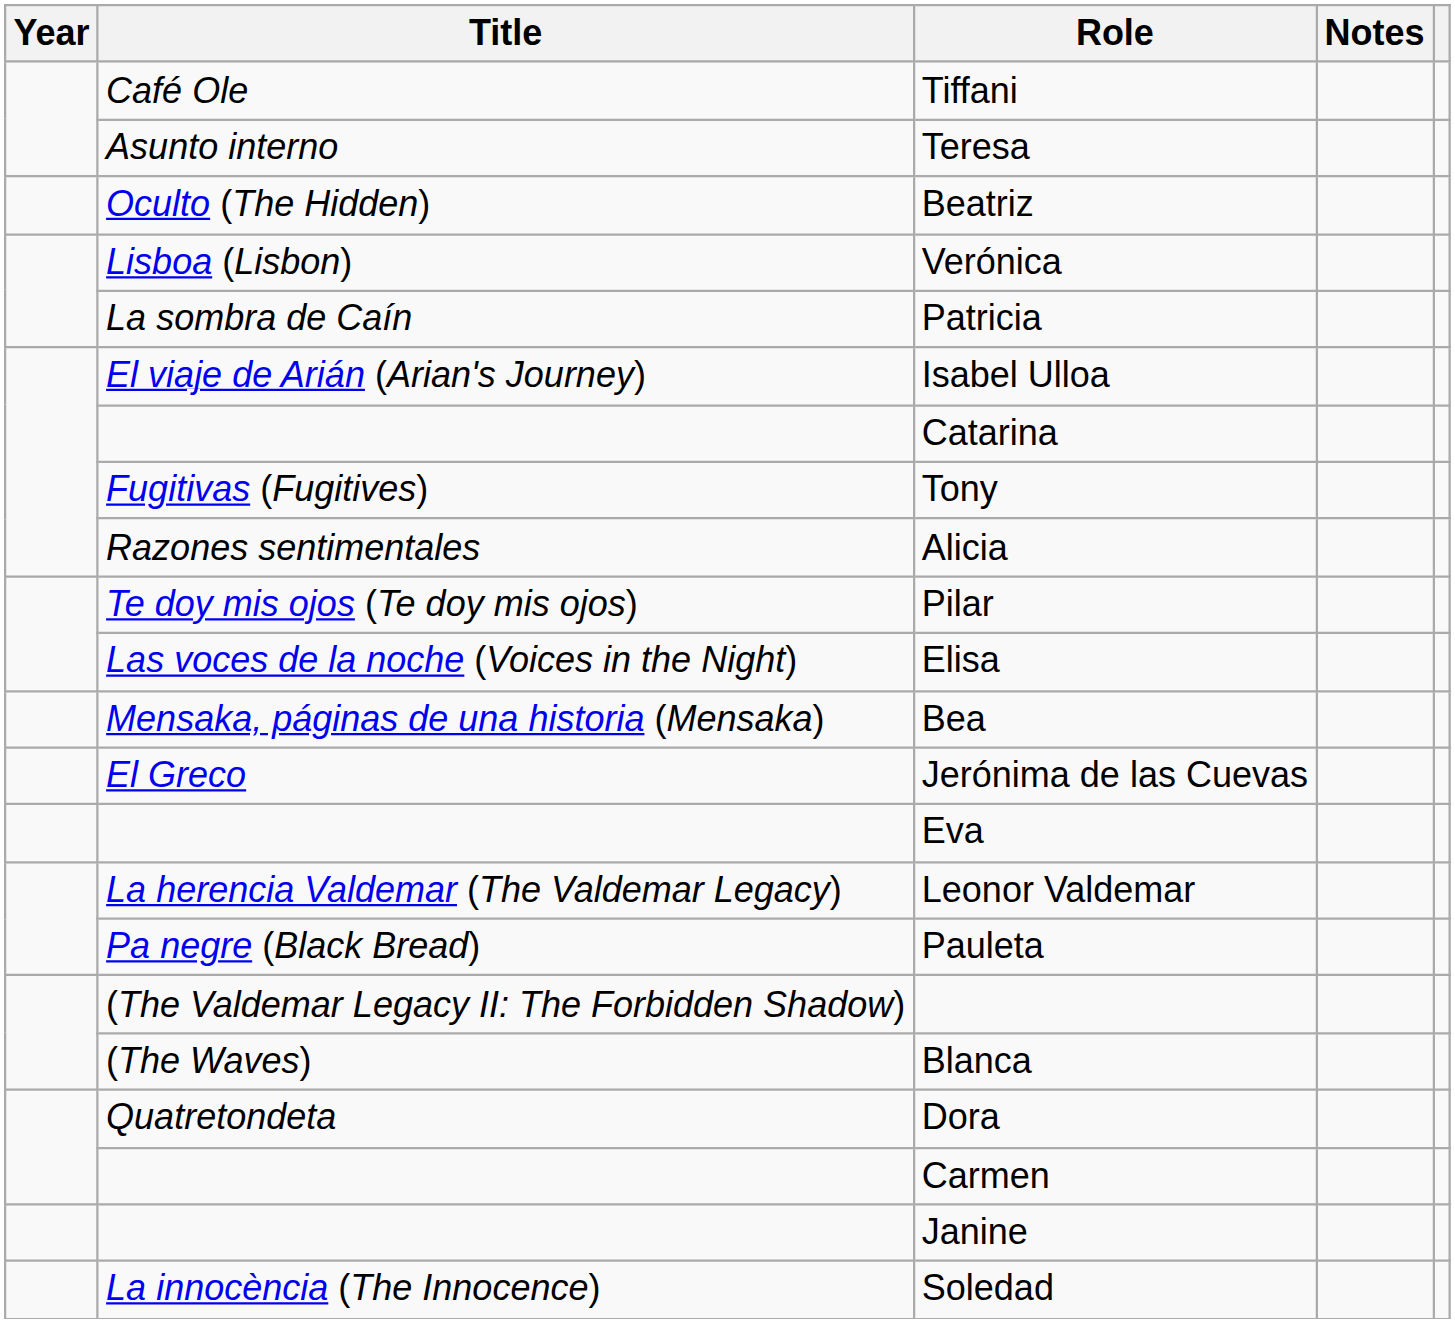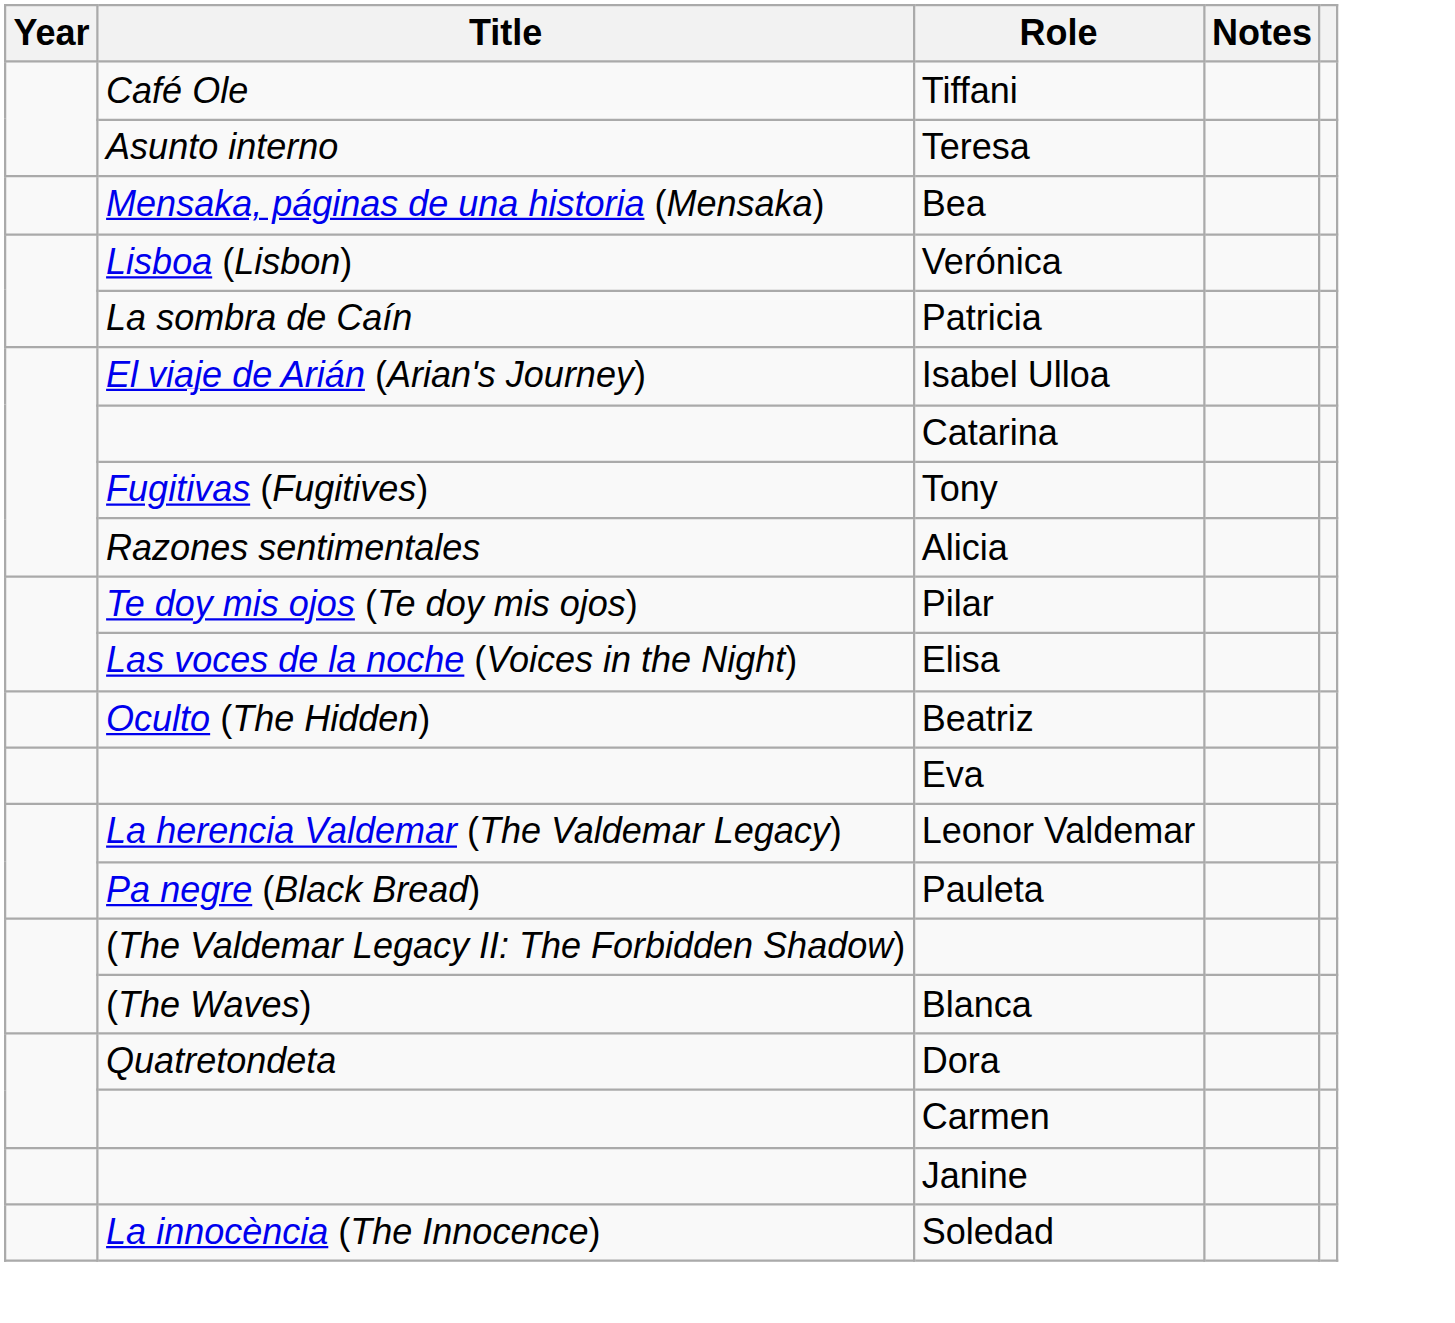rows swapped: (954, 718) <-> (978, 204)
- row: (1115, 775)
